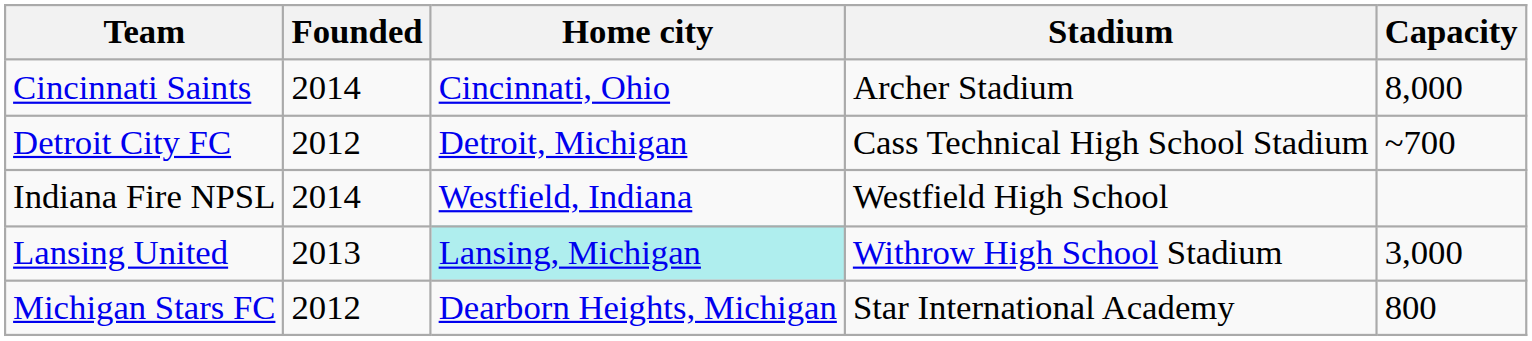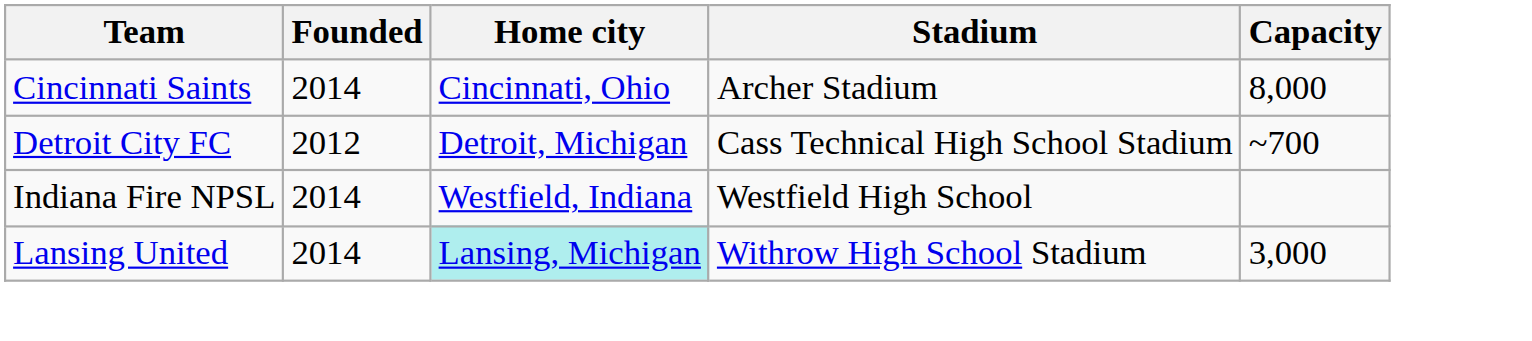(326, 252) 2013 -> (326, 252) 2014
- row: (144, 307)
